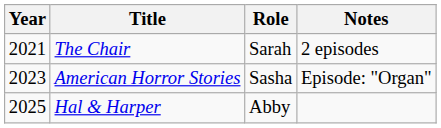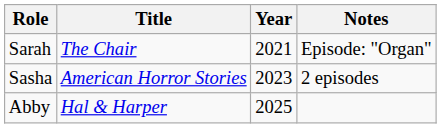columns swapped: (27, 19) <-> (271, 19)
(340, 48) 2 episodes -> (366, 48) Episode: "Organ"
(366, 78) Episode: "Organ" -> (340, 78) 2 episodes
